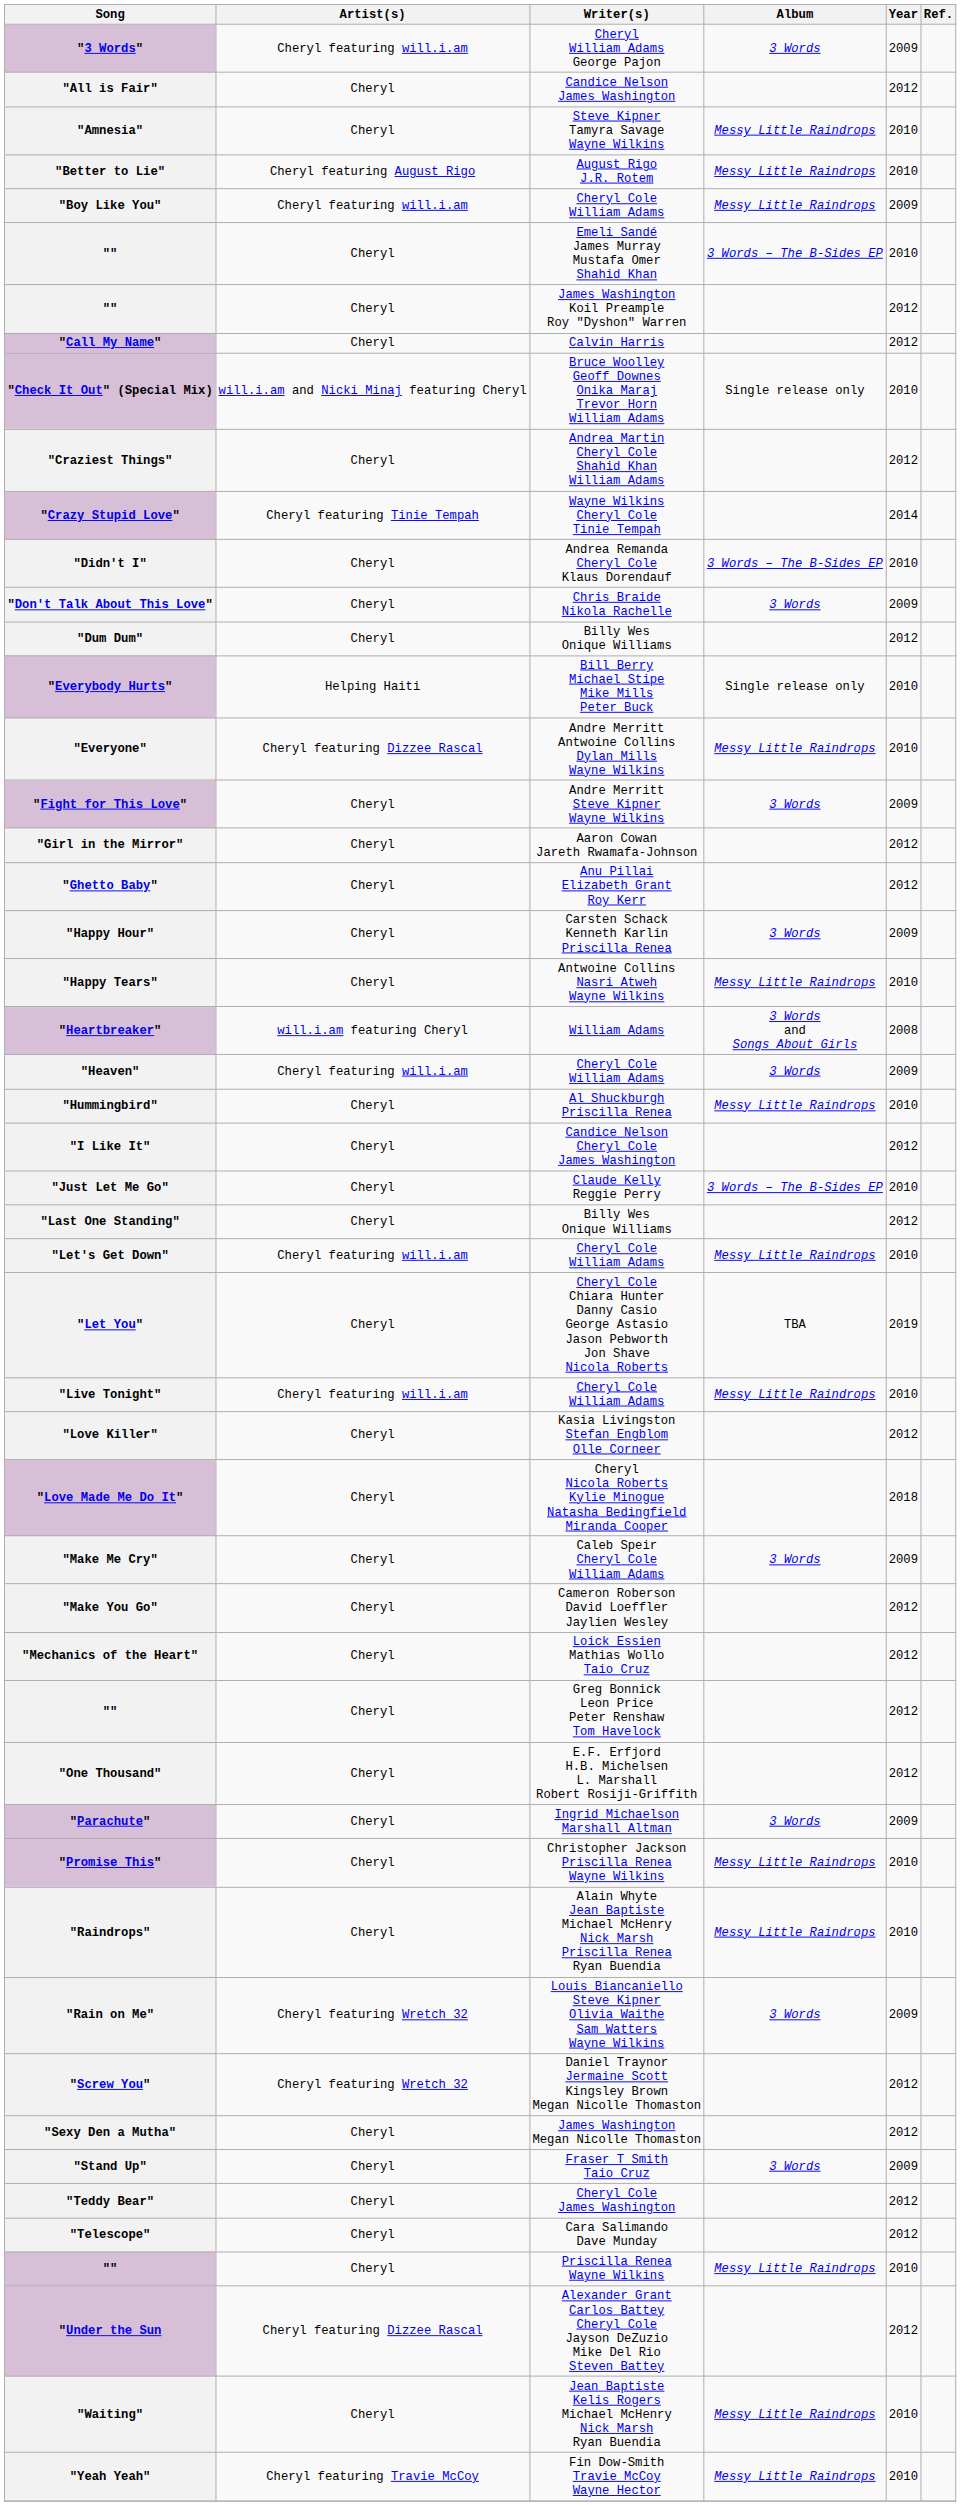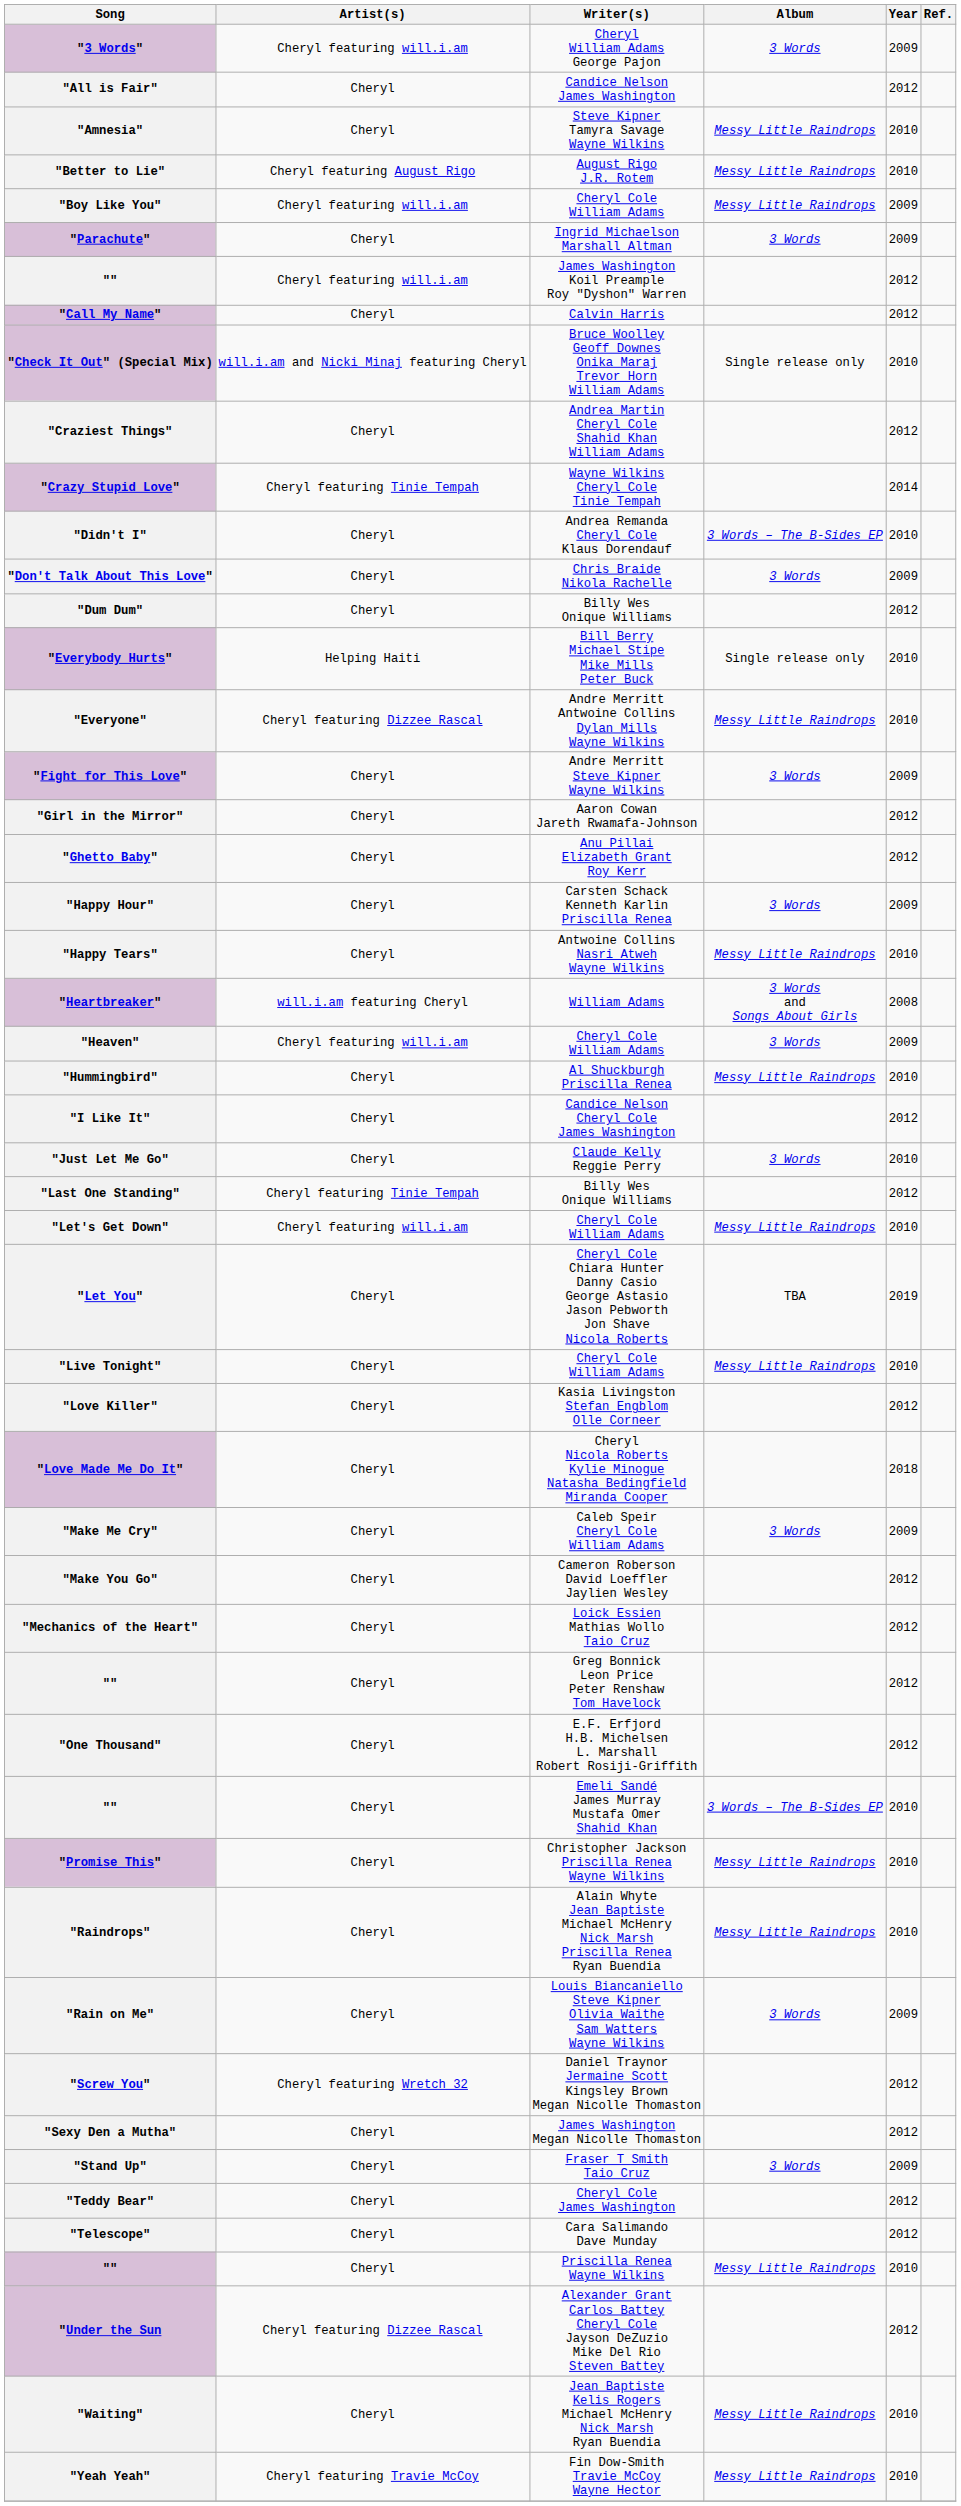rows swapped: (110, 254) <-> (110, 1822)
(373, 309) Cheryl -> (373, 281) Cheryl featuring will.i.am
(795, 1188) 3 Words – The B-Sides EP -> (795, 1160) 3 Words
(373, 1222) Cheryl -> (373, 1194) Cheryl featuring Tinie Tempah
(373, 1394) Cheryl featuring will.i.am -> (373, 1366) Cheryl
(373, 2015) Cheryl featuring Wretch 32 -> (373, 2015) Cheryl
